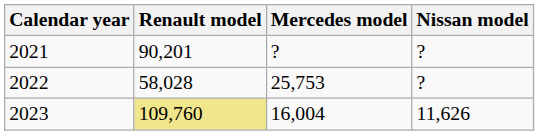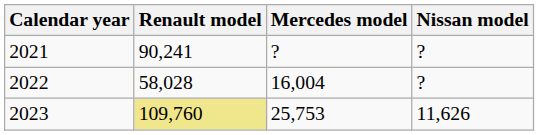(166, 51) 90,201 -> (166, 51) 90,241
(298, 82) 25,753 -> (298, 82) 16,004
(298, 113) 16,004 -> (298, 113) 25,753
